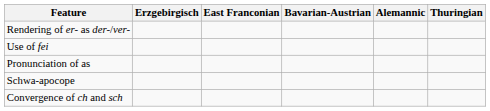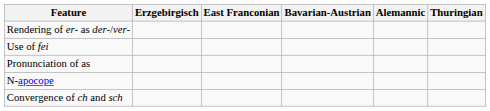+ row: (30, 81)
- row: (41, 81)
